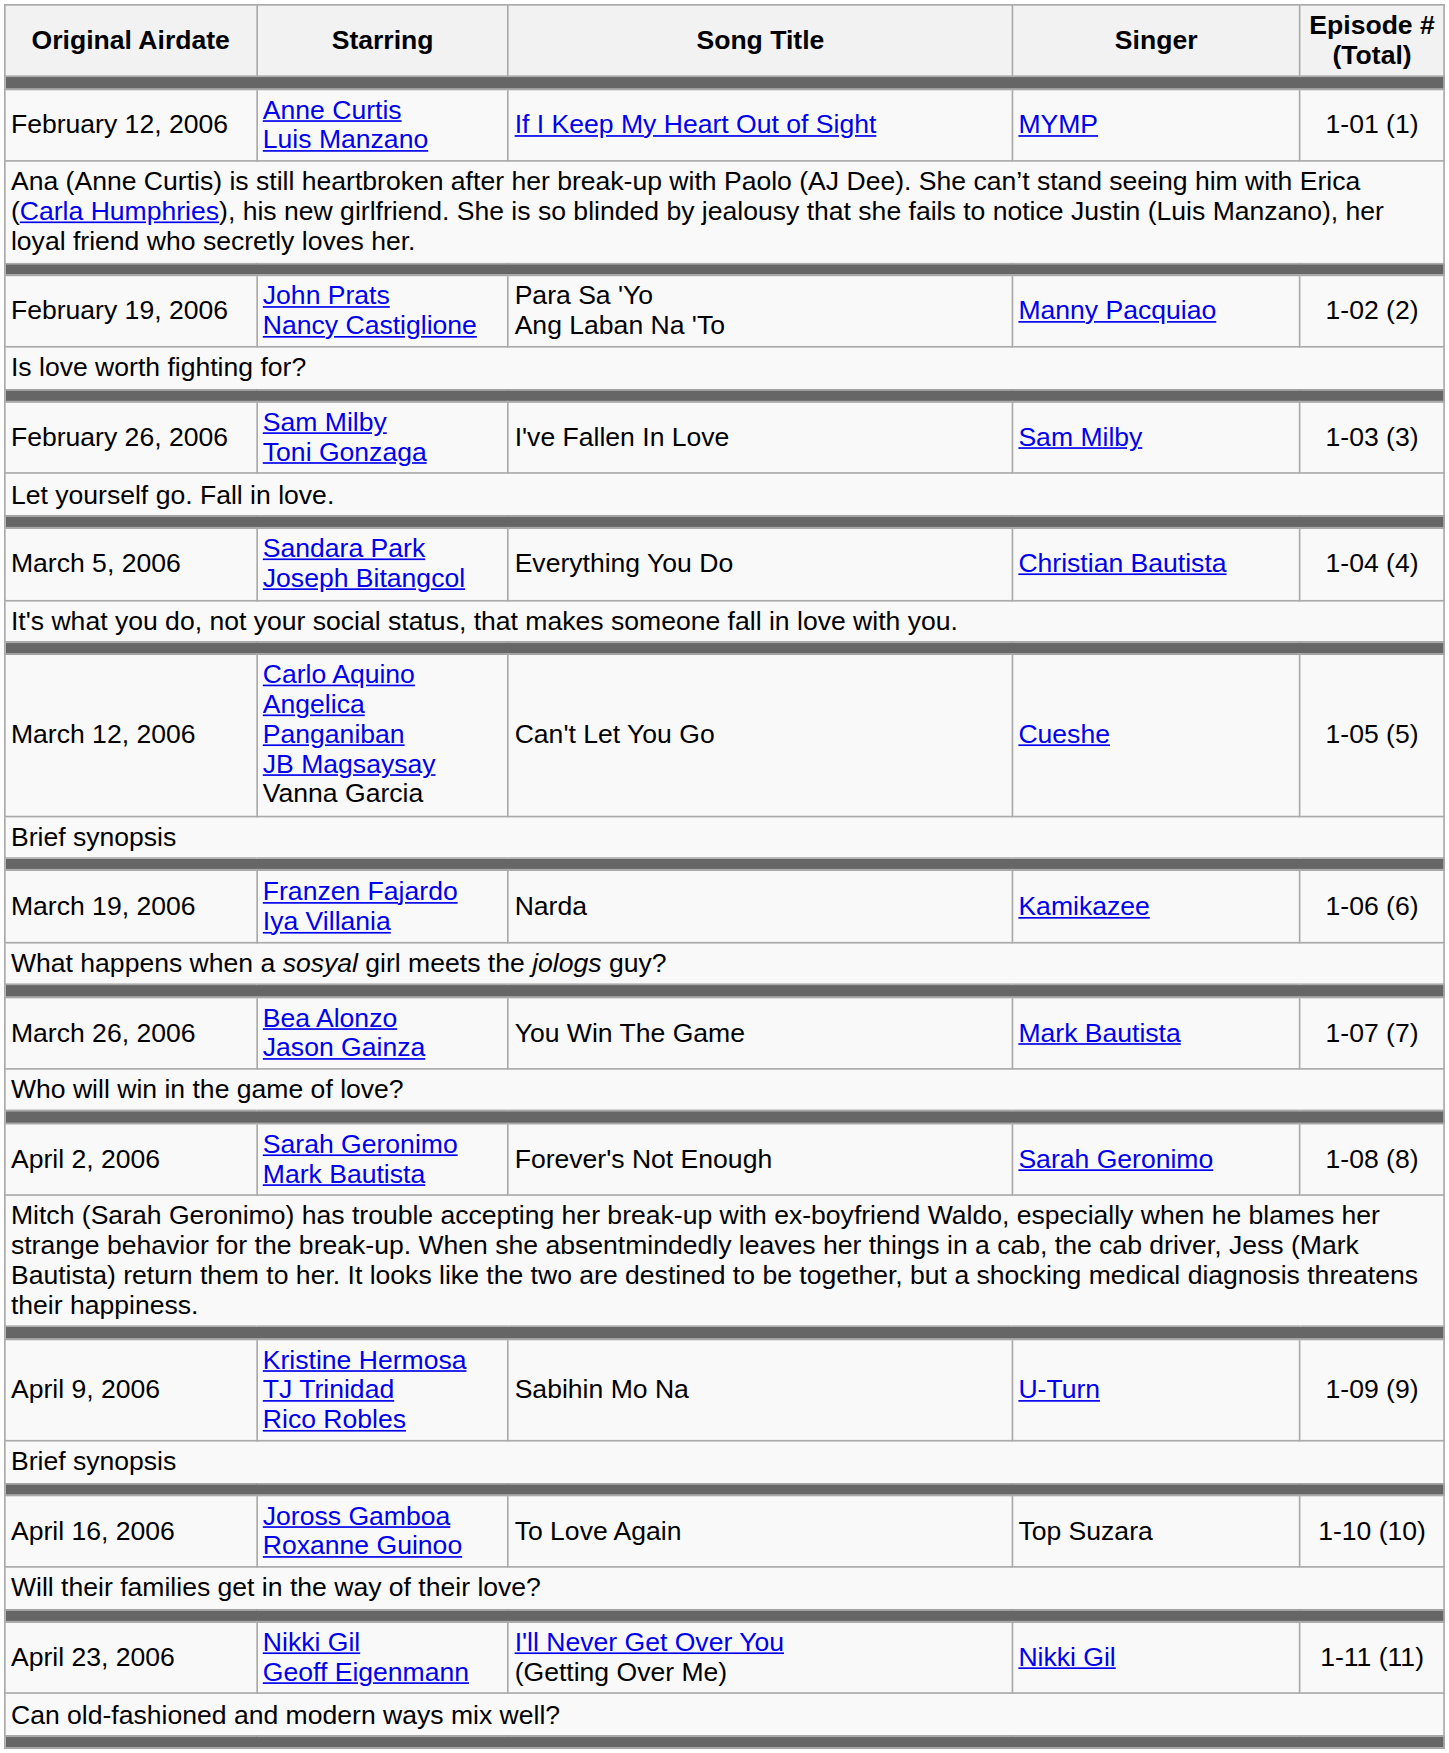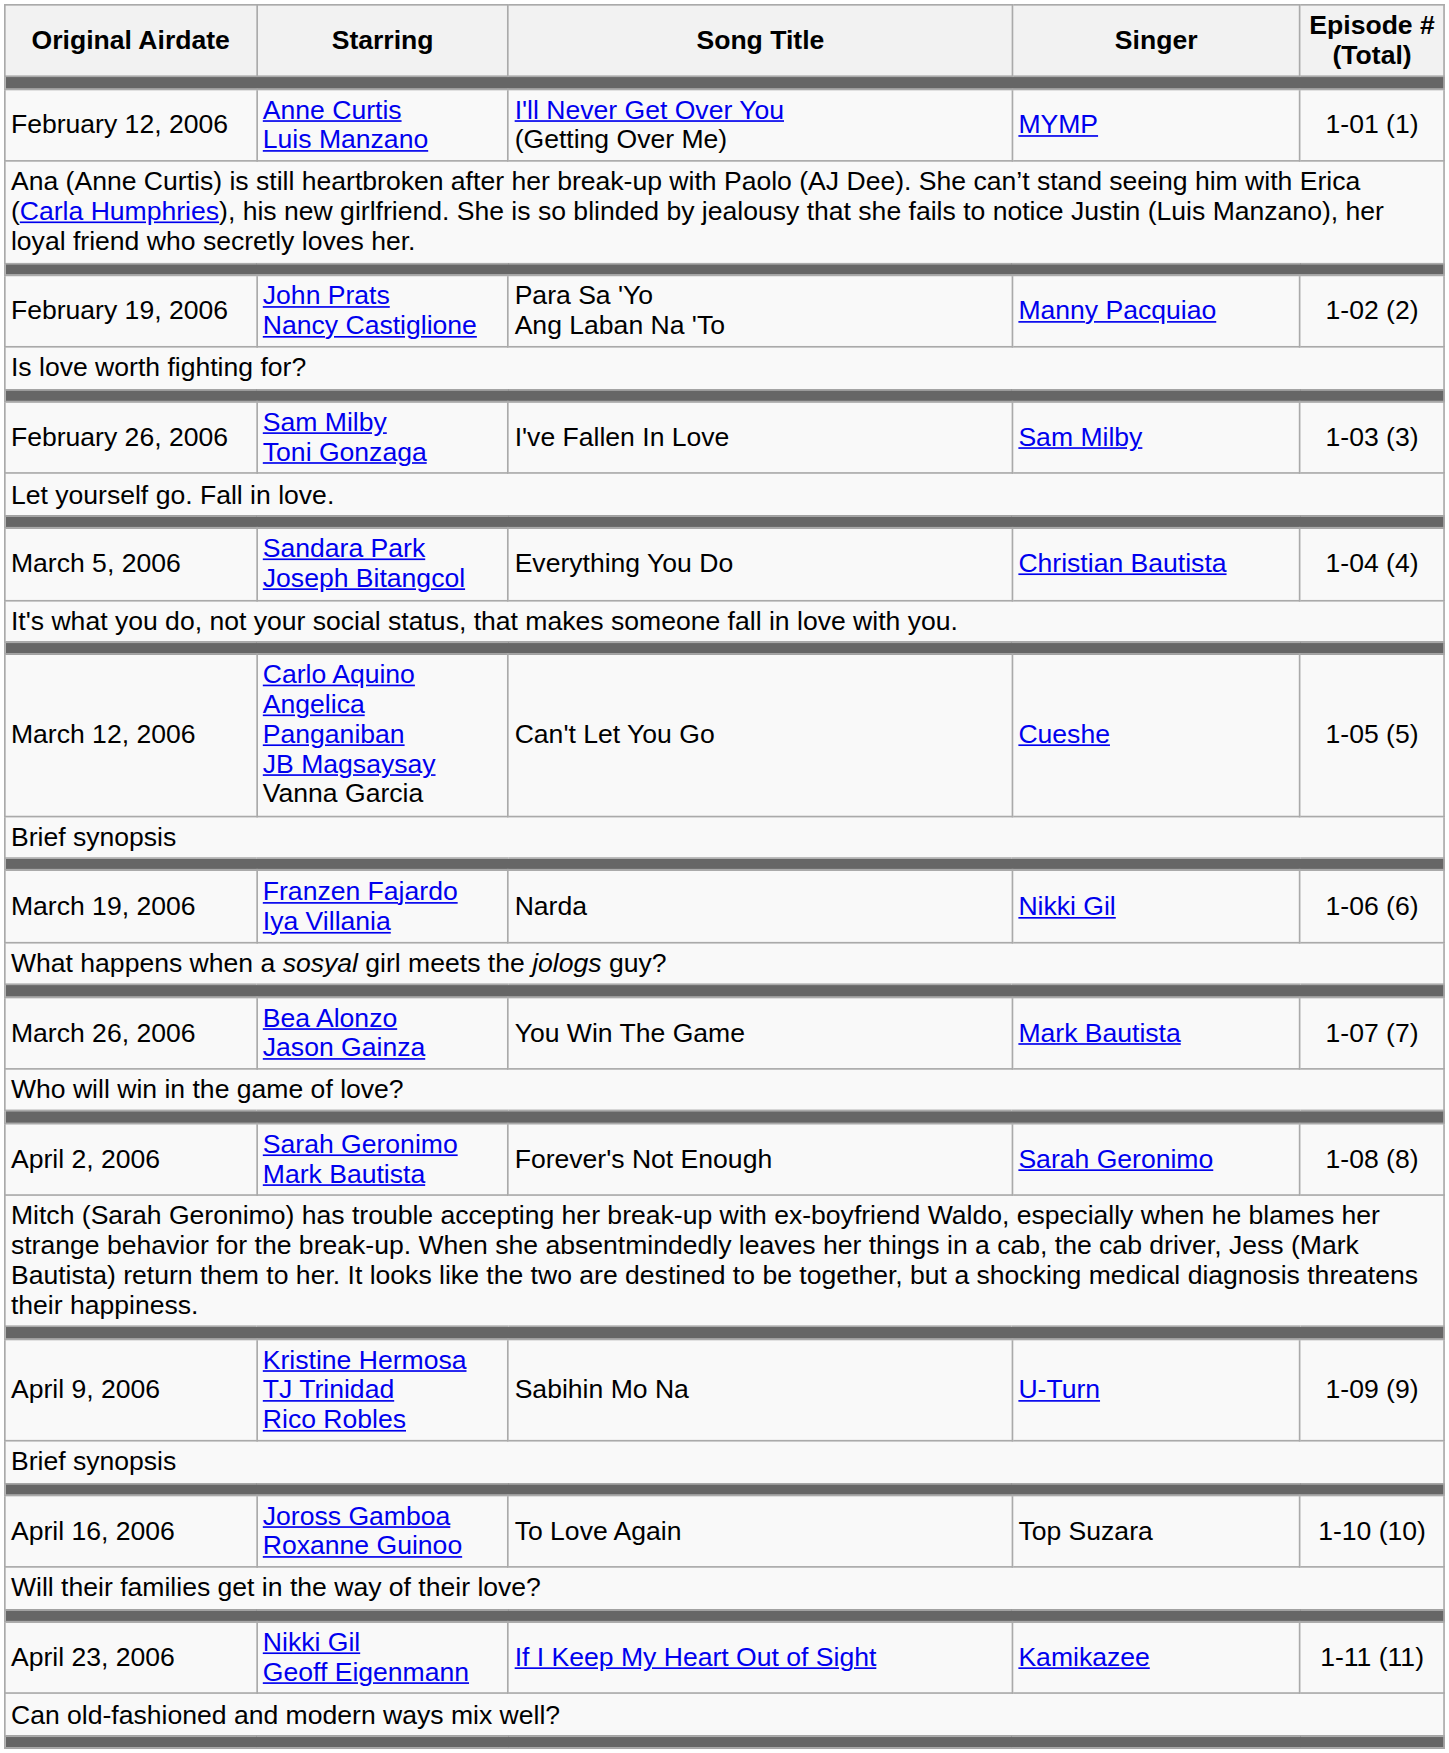(695, 124) If I Keep My Heart Out of Sight -> (649, 124) I'll Never Get Over You (Getting Over Me)
(1084, 905) Kamikazee -> (1067, 905) Nikki Gil
(649, 1657) I'll Never Get Over You (Getting Over Me) -> (695, 1657) If I Keep My Heart Out of Sight
(1067, 1657) Nikki Gil -> (1084, 1657) Kamikazee
